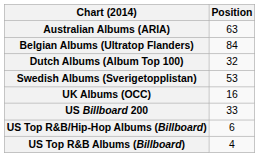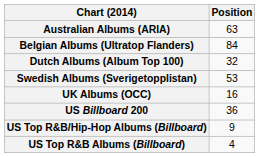(232, 111) 33 -> (232, 111) 36
(232, 128) 6 -> (232, 128) 9
